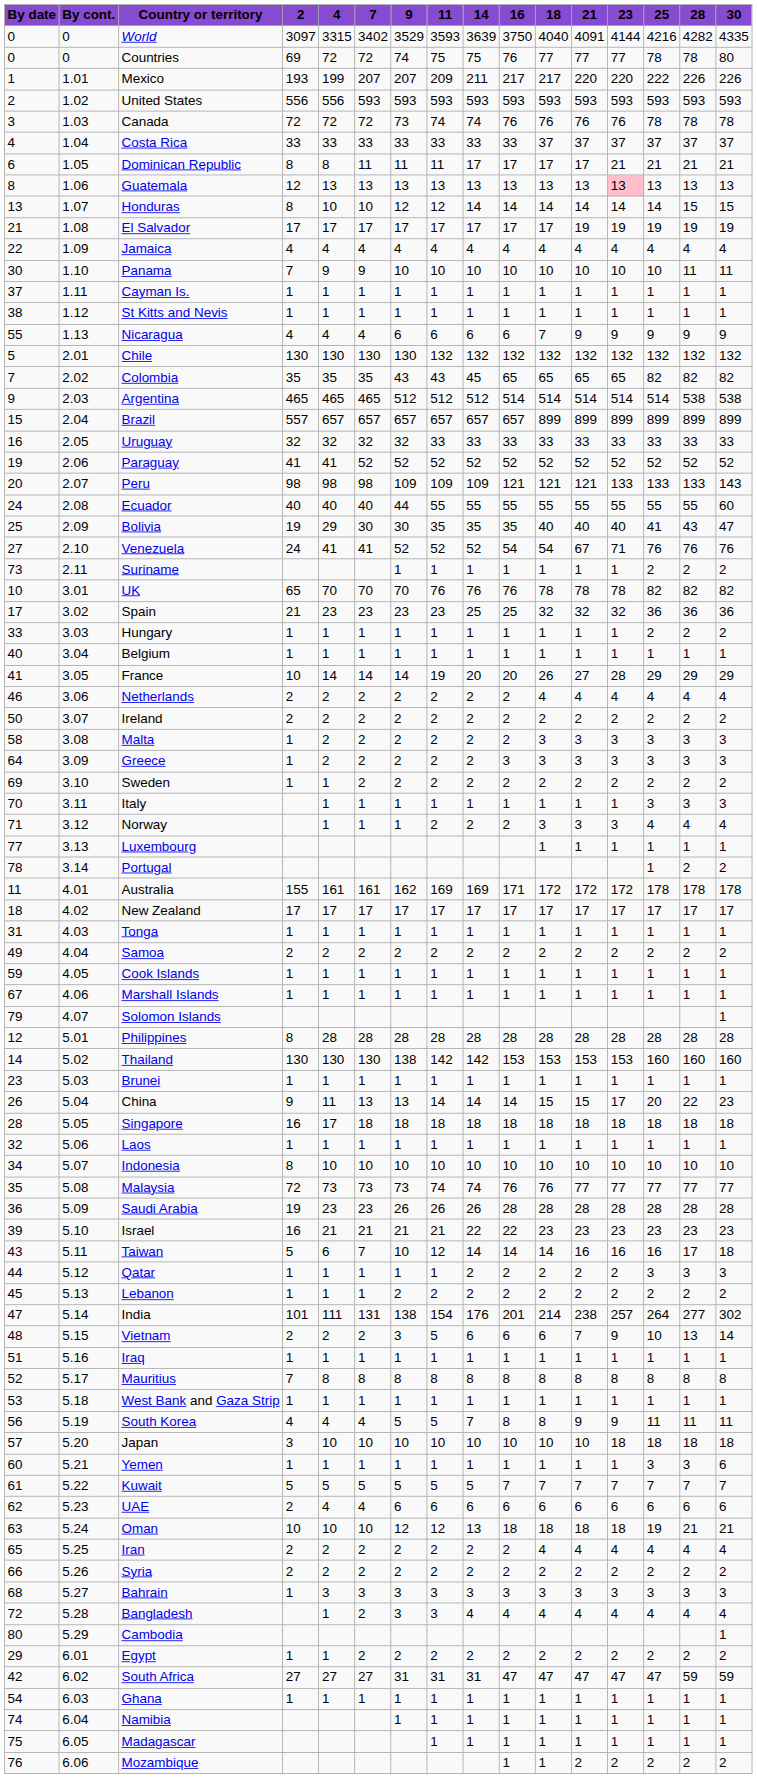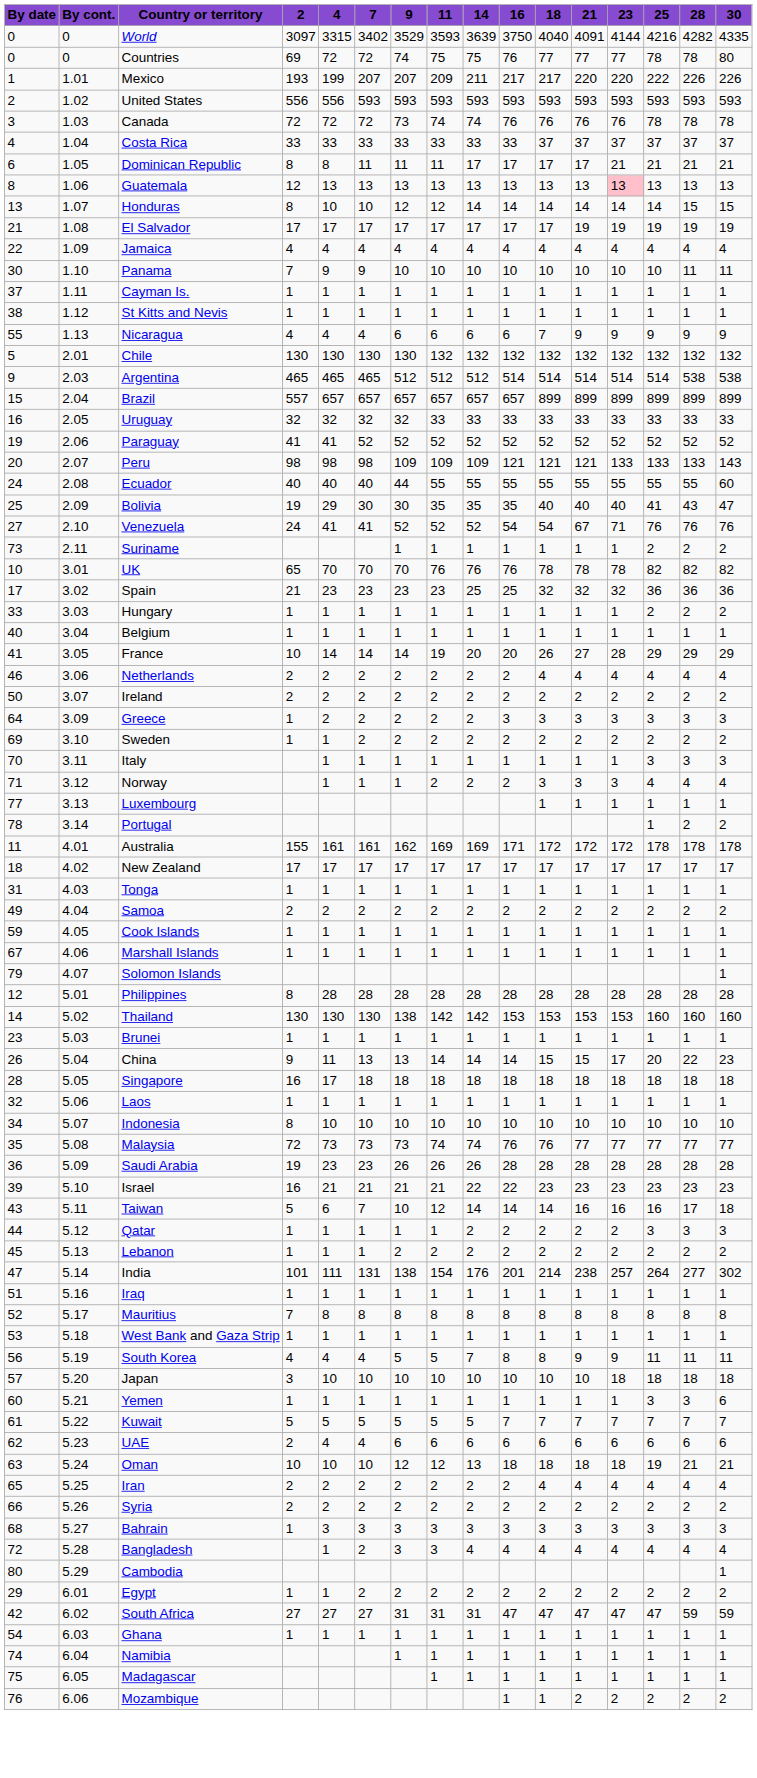- row: (150, 377)
- row: (138, 739)
- row: (146, 1336)
